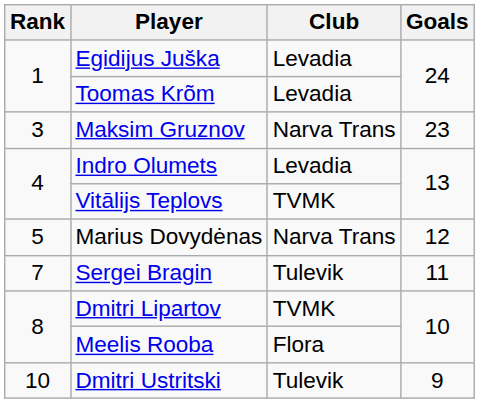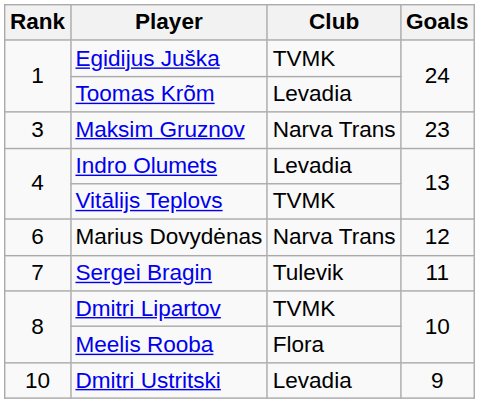(312, 58) Levadia -> (304, 58) TVMK
(37, 237) 5 -> (37, 237) 6
(308, 380) Tulevik -> (312, 380) Levadia
